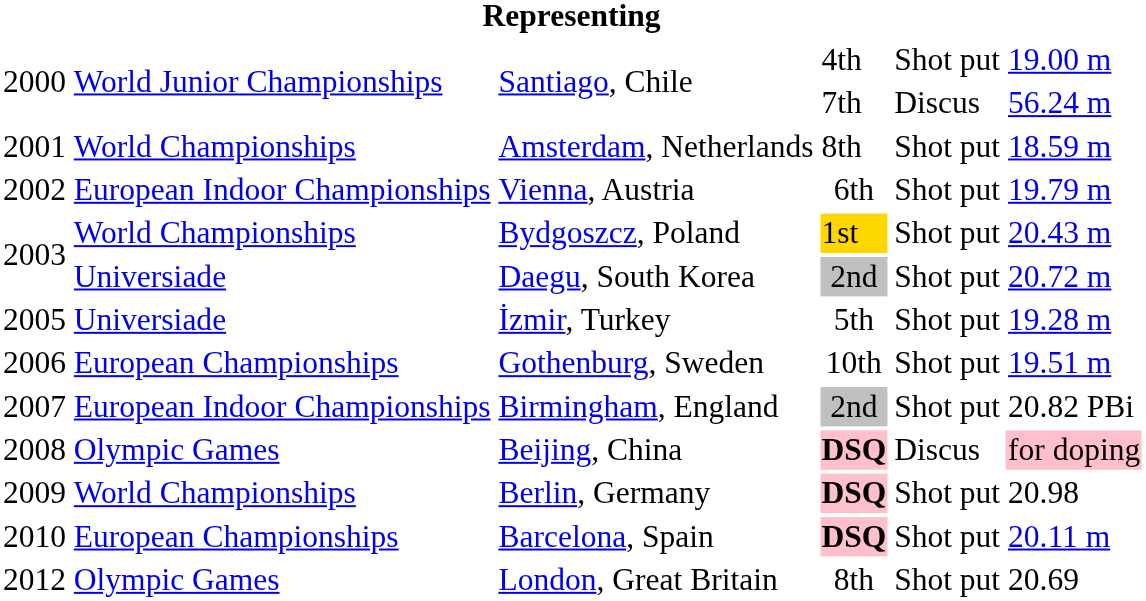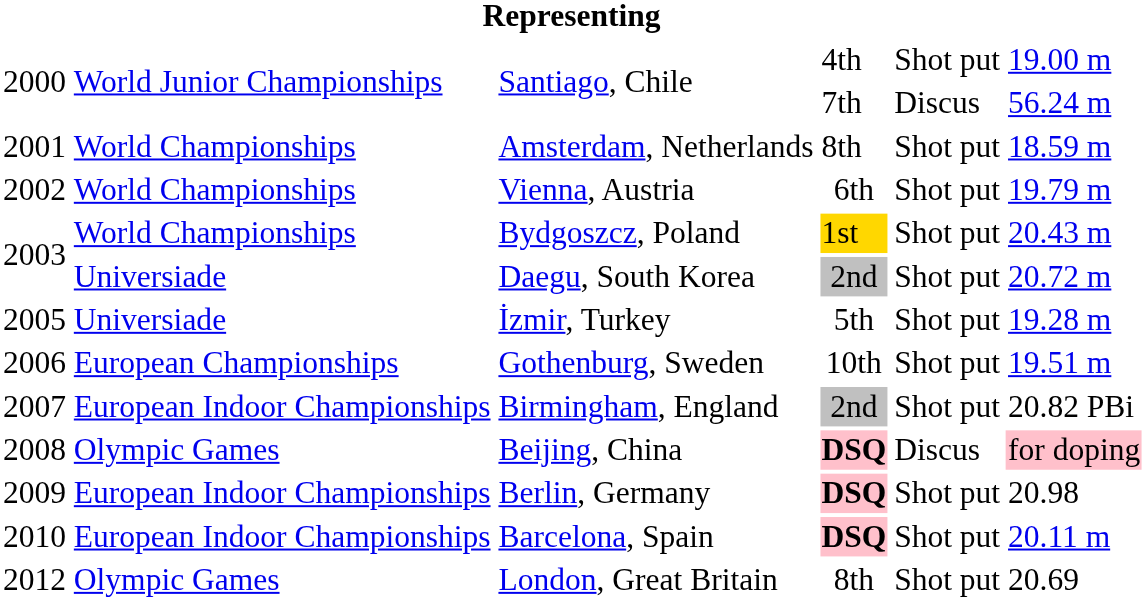(282, 189) European Indoor Championships -> (215, 189) World Championships
(215, 492) World Championships -> (282, 492) European Indoor Championships
(236, 536) European Championships -> (282, 536) European Indoor Championships
